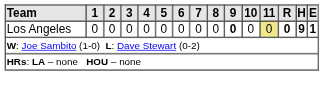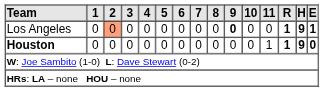(112, 29) no background -> (113, 29) lightsalmon background
(269, 29) khaki background -> (269, 29) no background
(287, 29) 0 -> (287, 29) 1
+ row: (31, 45)
